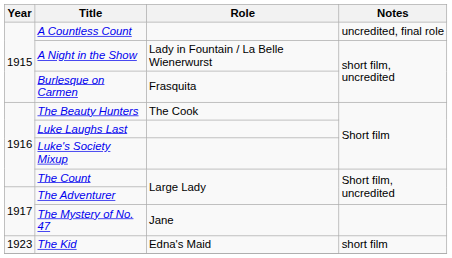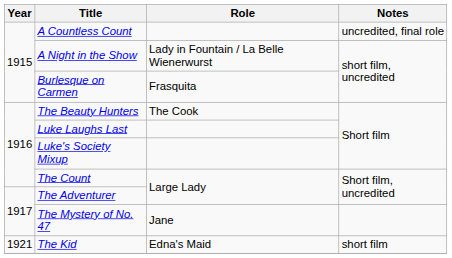(20, 244) 1923 -> (20, 244) 1921
